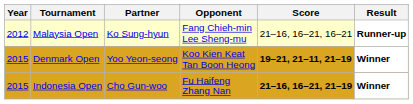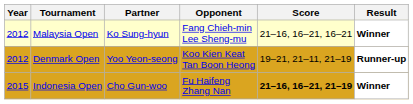(382, 33) Runner-up -> (373, 33) Winner
(18, 60) 2015 -> (18, 60) 2012
(306, 60) bold -> (306, 60) normal
(373, 60) Winner -> (382, 60) Runner-up
